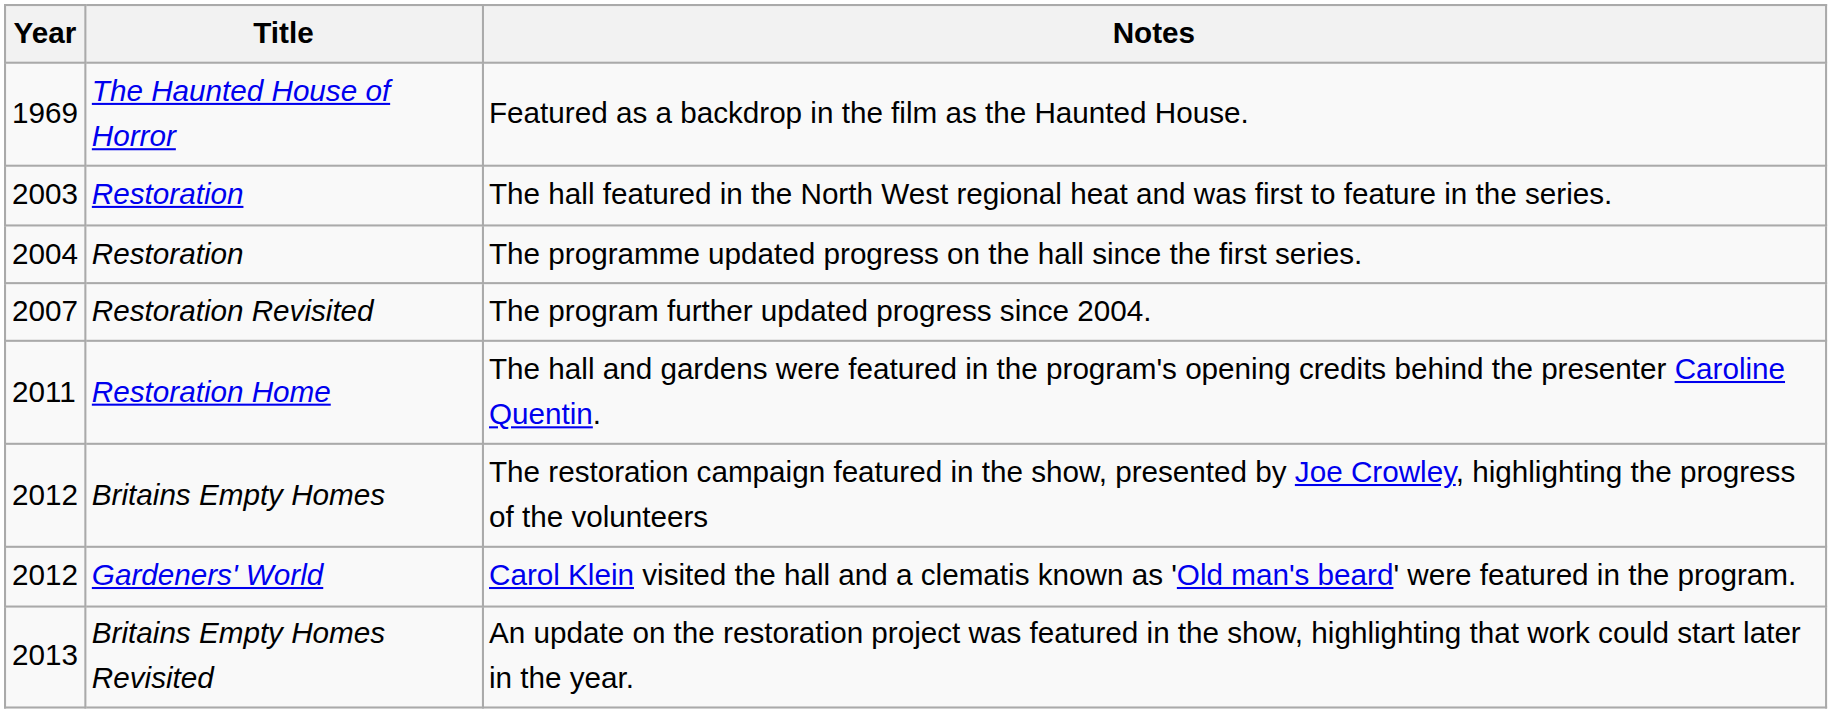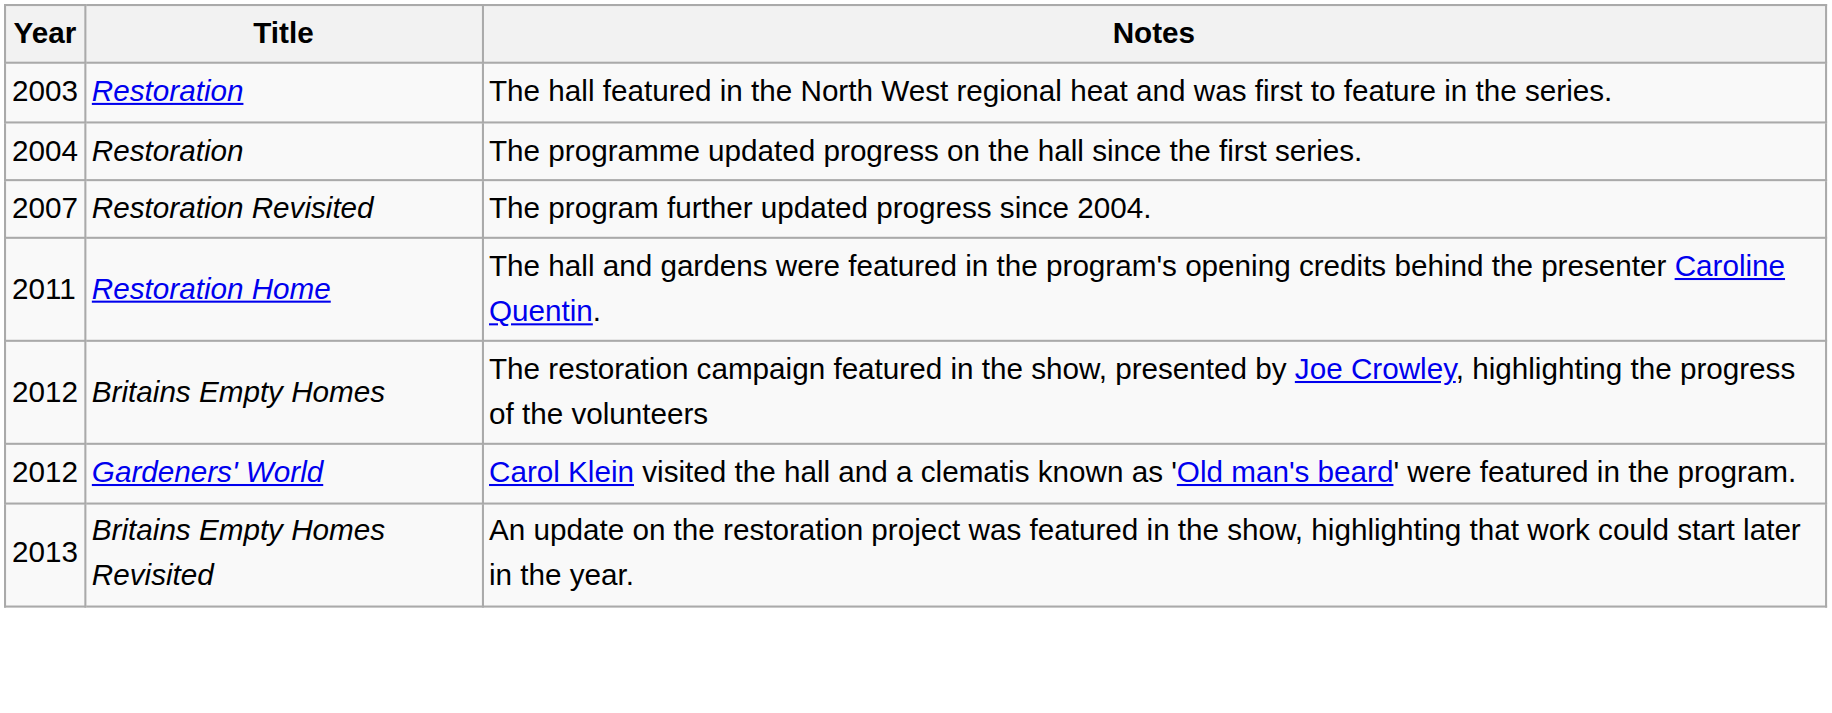- row: (869, 114)
